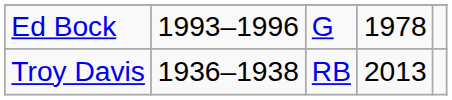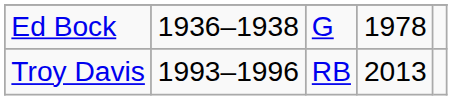(228, 26) 1993–1996 -> (228, 26) 1936–1938
(228, 71) 1936–1938 -> (228, 71) 1993–1996
